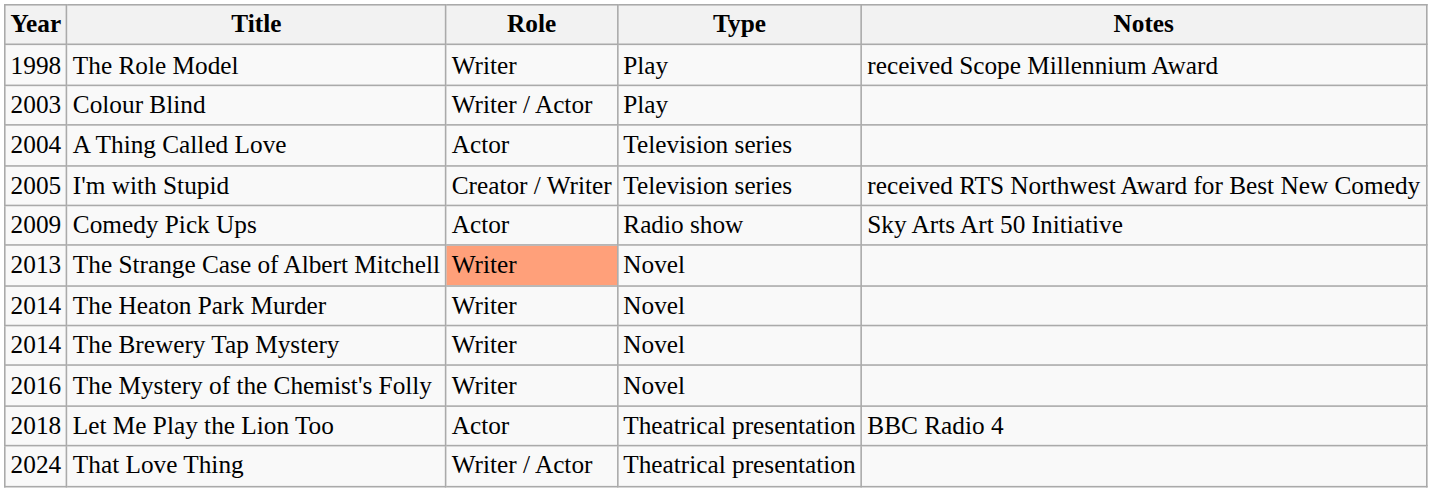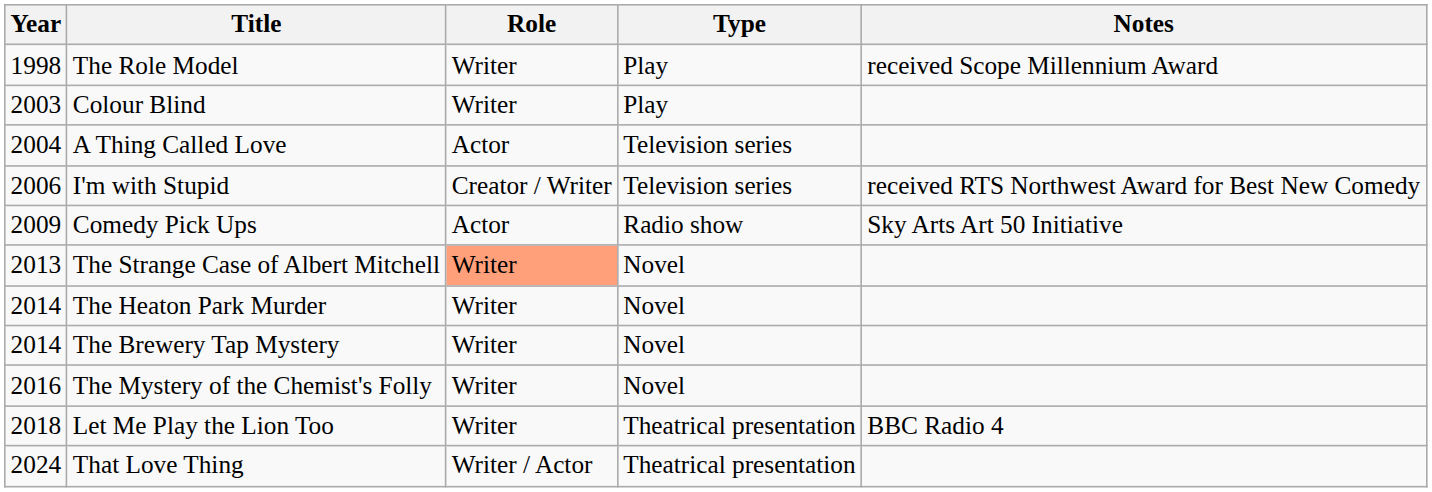(522, 104) Writer / Actor -> (484, 104) Writer
(36, 184) 2005 -> (36, 184) 2006
(480, 425) Actor -> (484, 425) Writer
